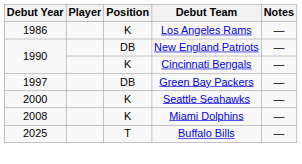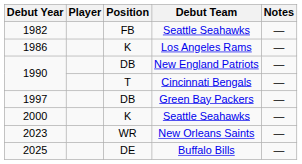+ row: (35, 30)
(128, 64) K -> (128, 82) T
- row: (35, 116)
+ row: (35, 133)
(128, 133) T -> (128, 151) DE
